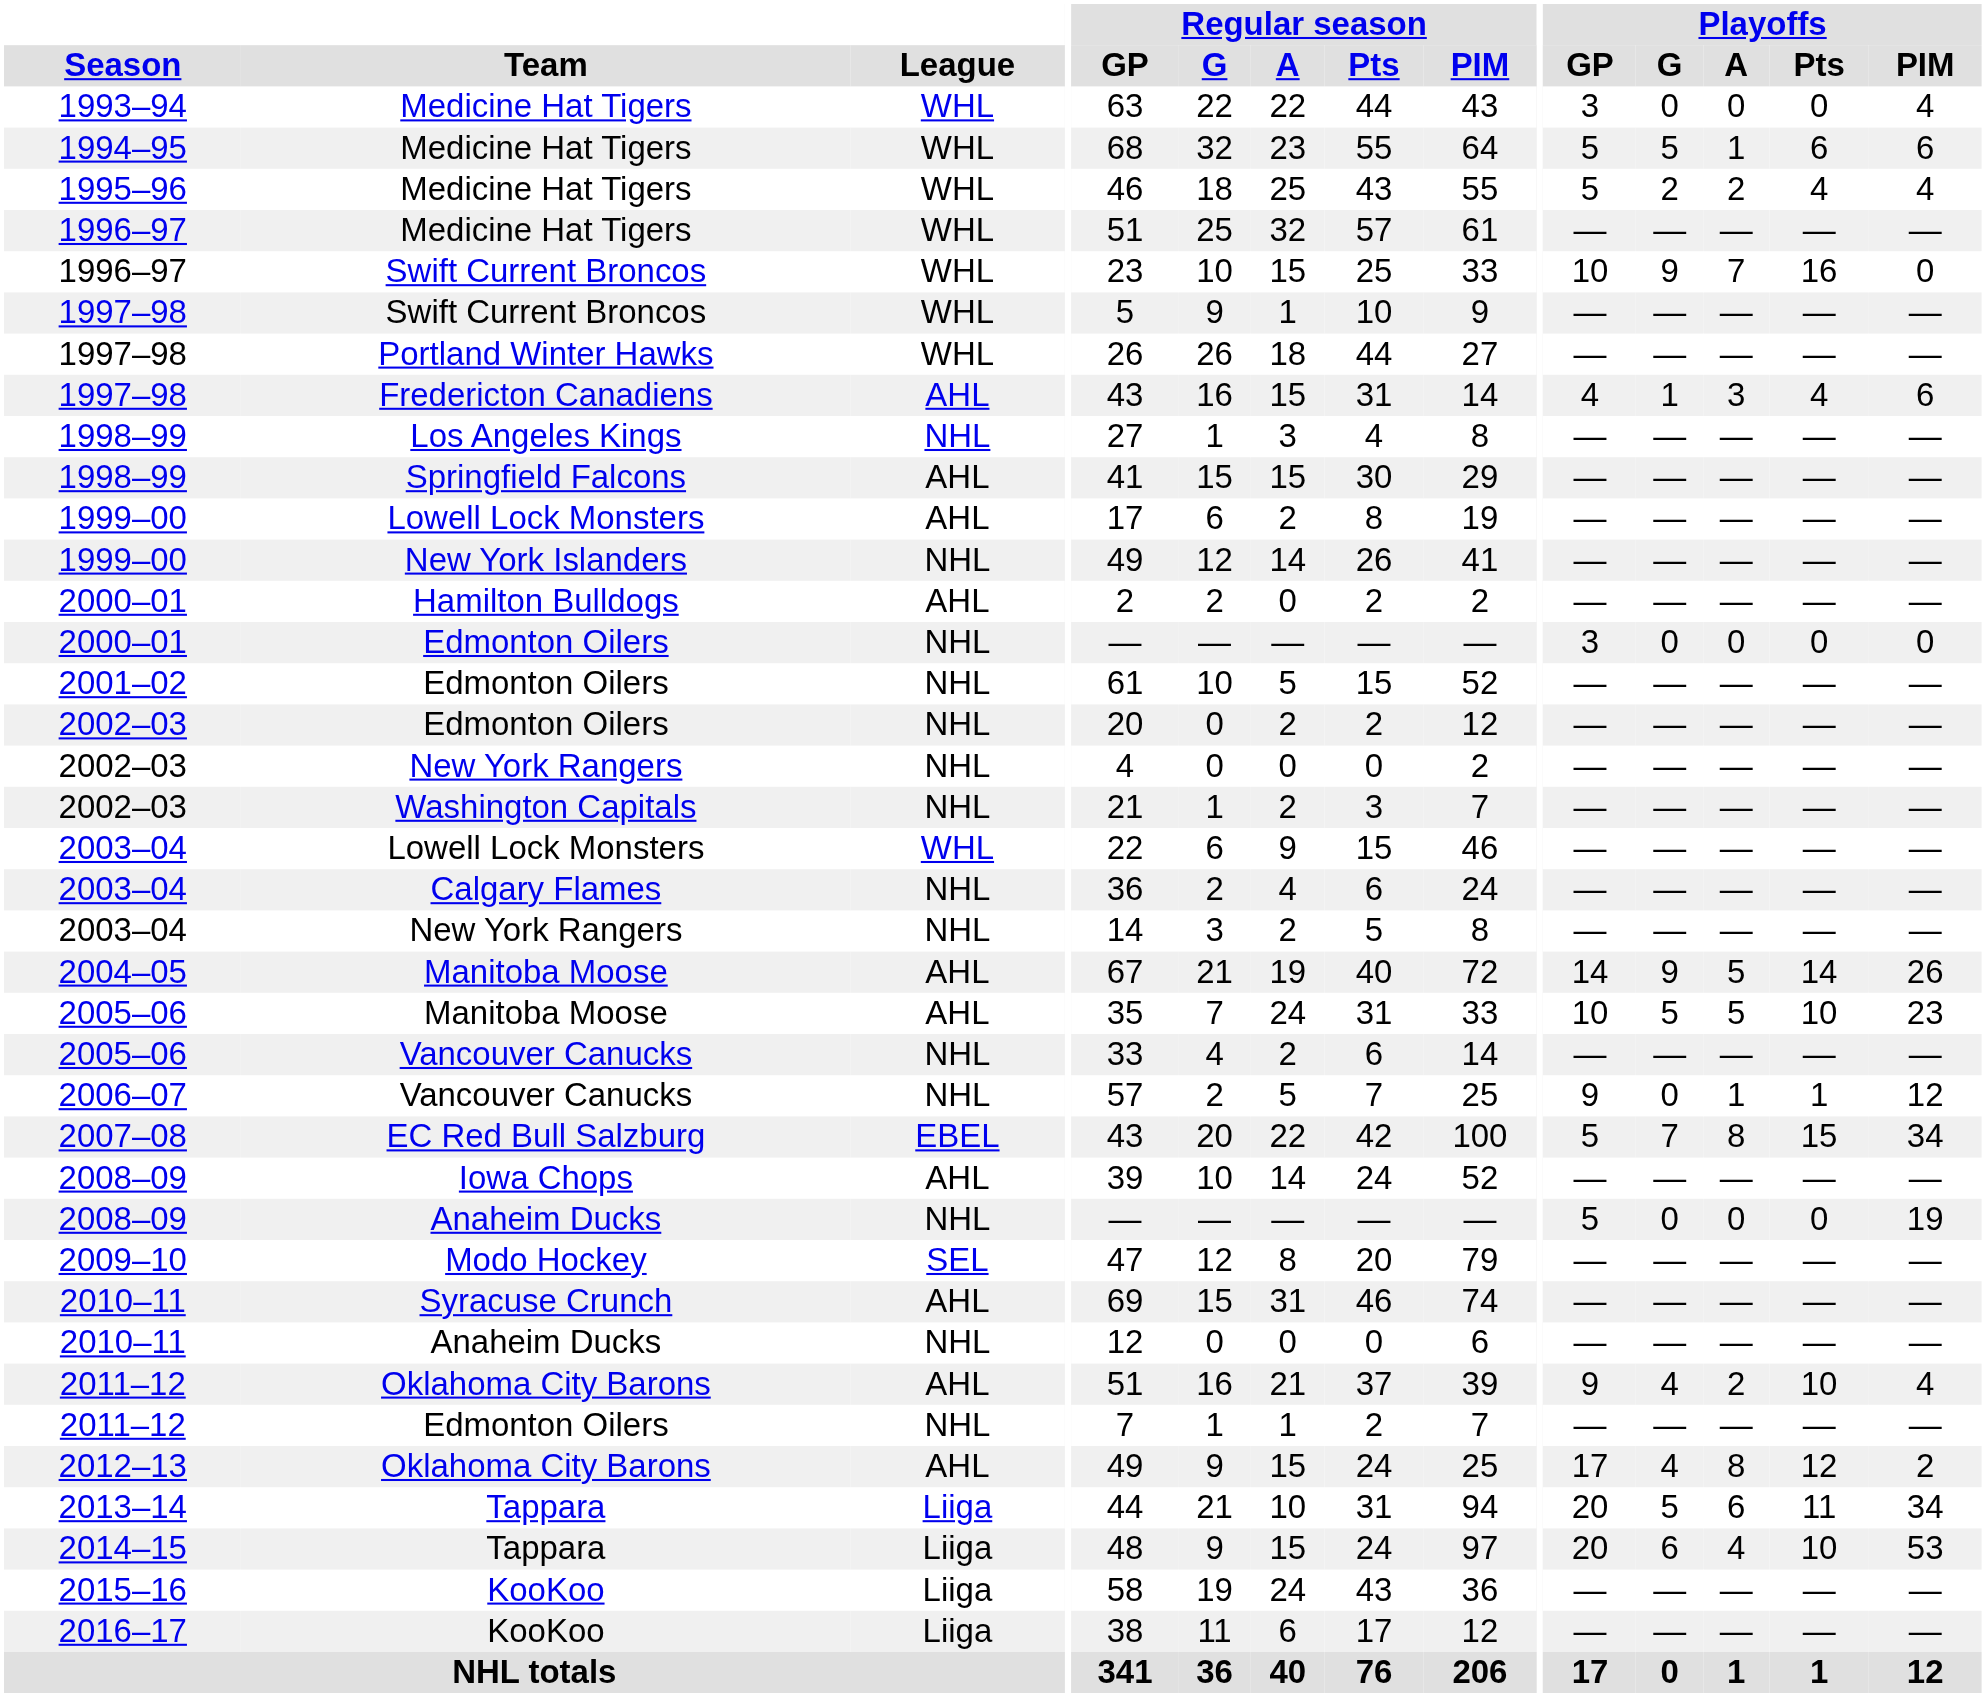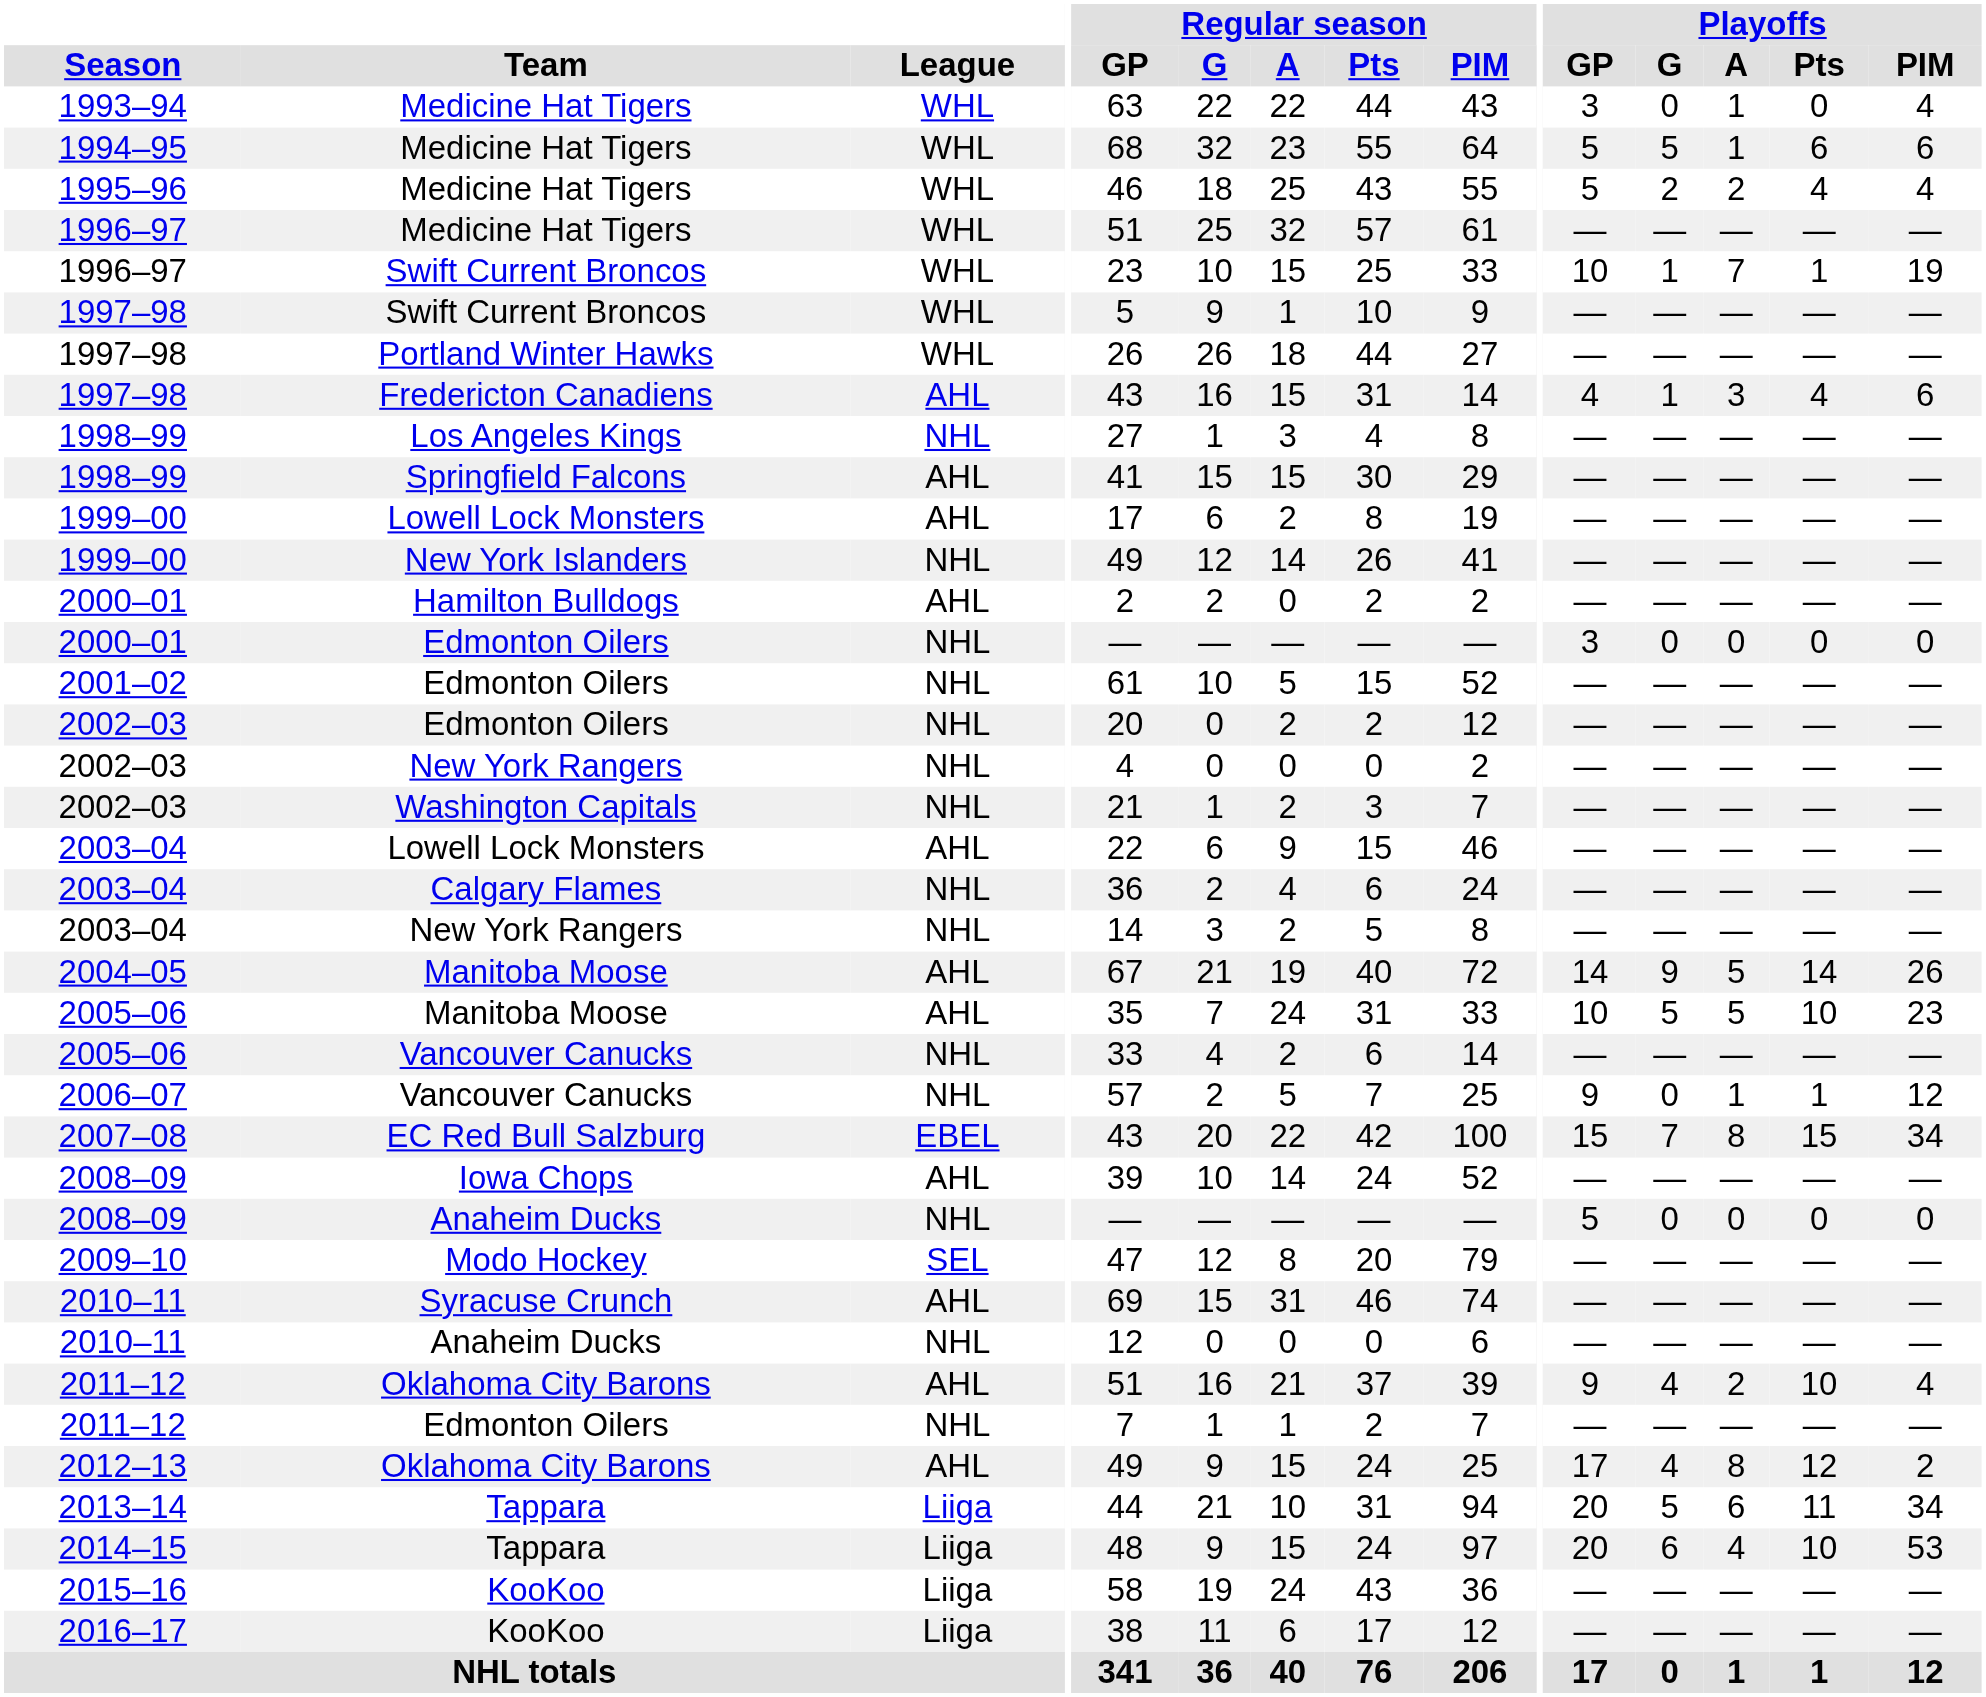(1736, 106) 0 -> (1736, 106) 1
(1670, 271) 9 -> (1670, 271) 1
(1819, 271) 16 -> (1819, 271) 1
(1925, 271) 0 -> (1925, 271) 19
(957, 848) WHL -> (957, 848) AHL
(1590, 1136) 5 -> (1590, 1136) 15
(1925, 1218) 19 -> (1925, 1218) 0
